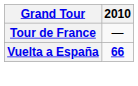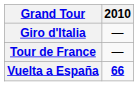+ row: (53, 33)
